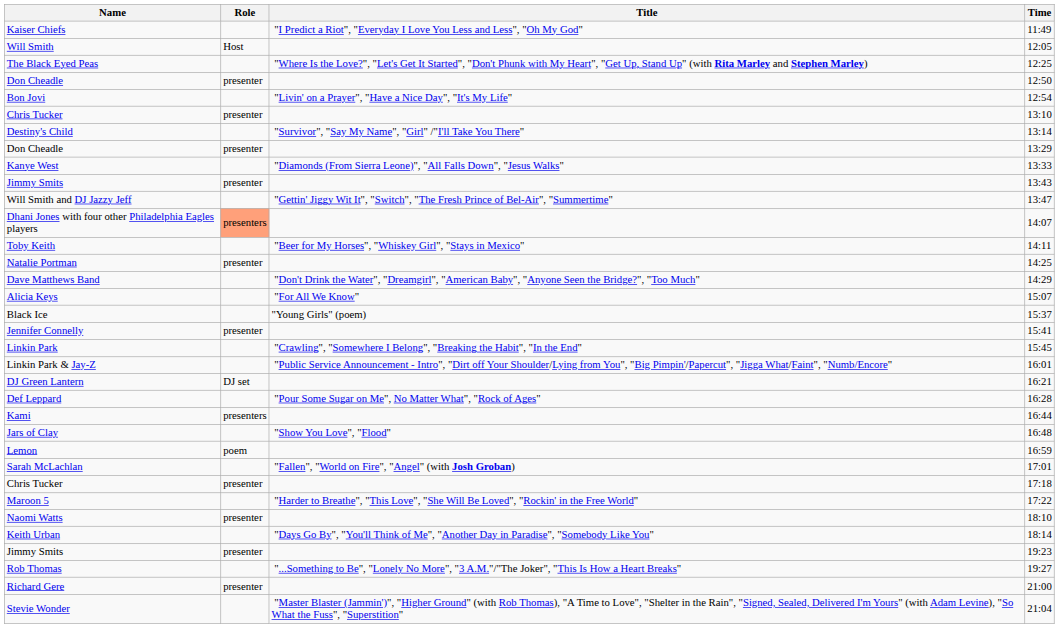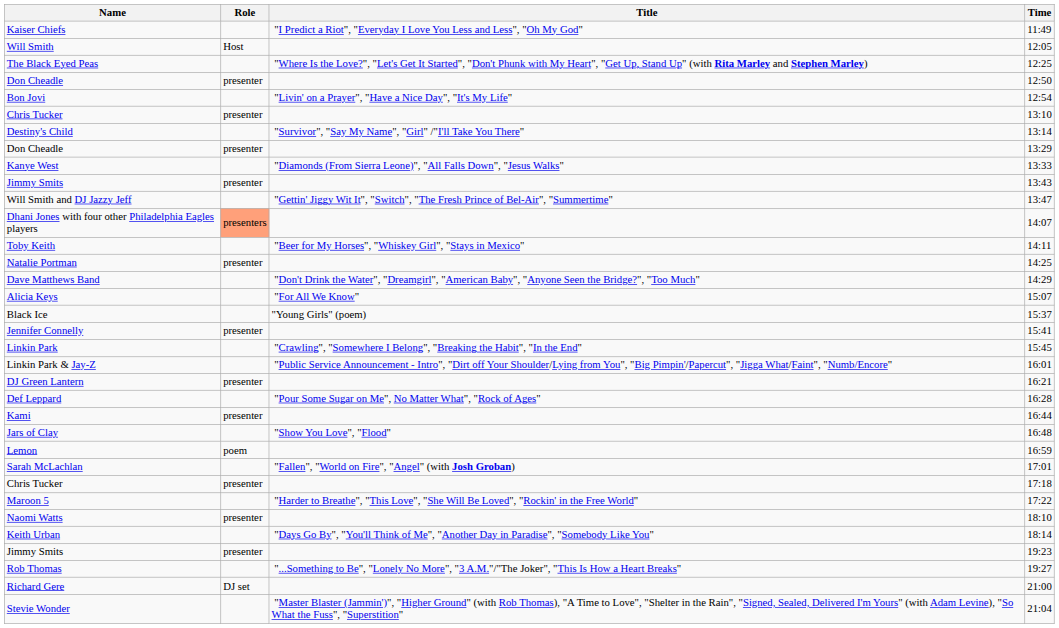(236, 382) DJ set -> (243, 382) presenter
(245, 416) presenters -> (243, 416) presenter
(243, 586) presenter -> (236, 586) DJ set
